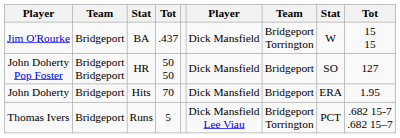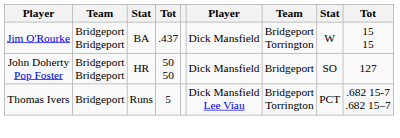(100, 37) Bridgeport -> (100, 37) Bridgeport Bridgeport
- row: (38, 93)
